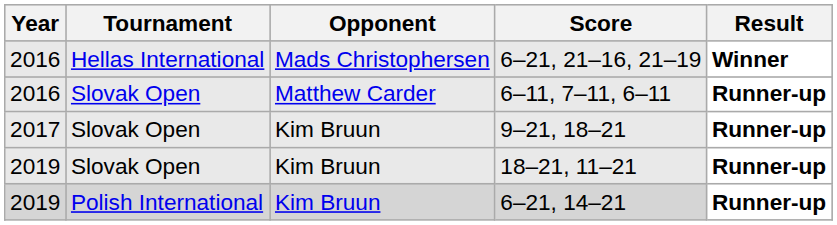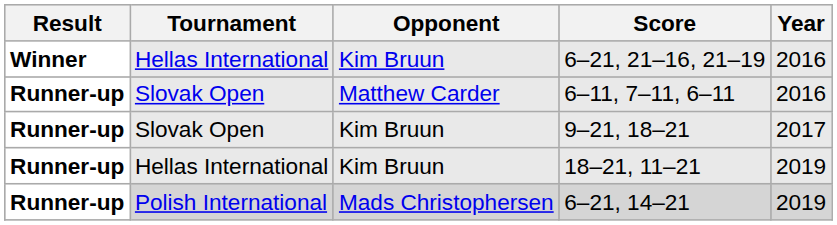columns swapped: (35, 23) <-> (769, 23)
(382, 59) Mads Christophersen -> (392, 59) Kim Bruun
(136, 166) Slovak Open -> (232, 166) Hellas International
(328, 202) Kim Bruun -> (446, 202) Mads Christophersen
